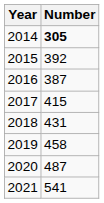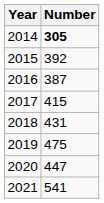(55, 144) 458 -> (55, 144) 475
(55, 166) 487 -> (55, 166) 447
